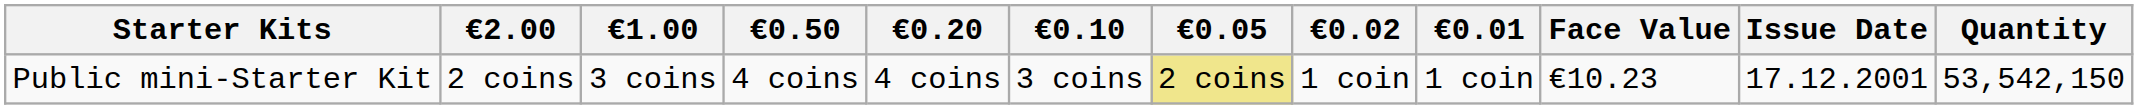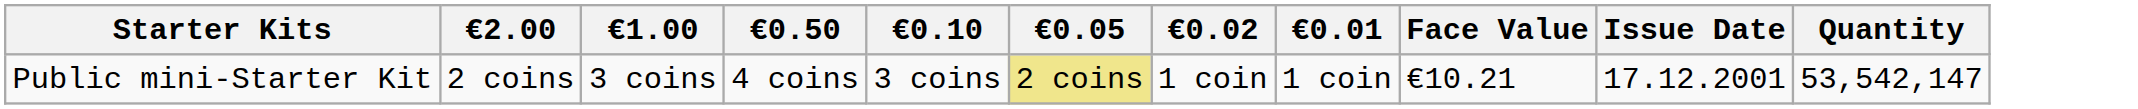- column: (937, 30)
(1603, 80) €10.23 -> (1461, 80) €10.21
(2034, 80) 53,542,150 -> (1891, 80) 53,542,147
